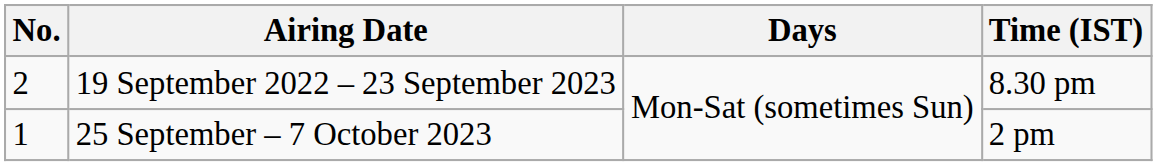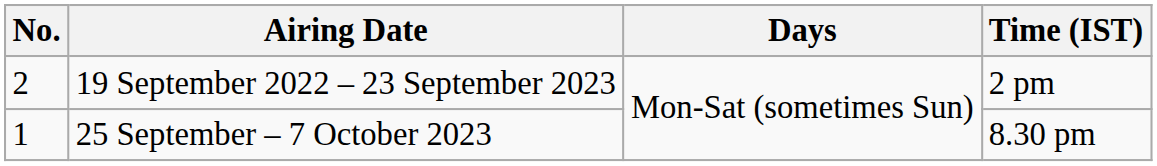(1042, 82) 8.30 pm -> (1022, 82) 2 pm
(1022, 133) 2 pm -> (1042, 133) 8.30 pm
